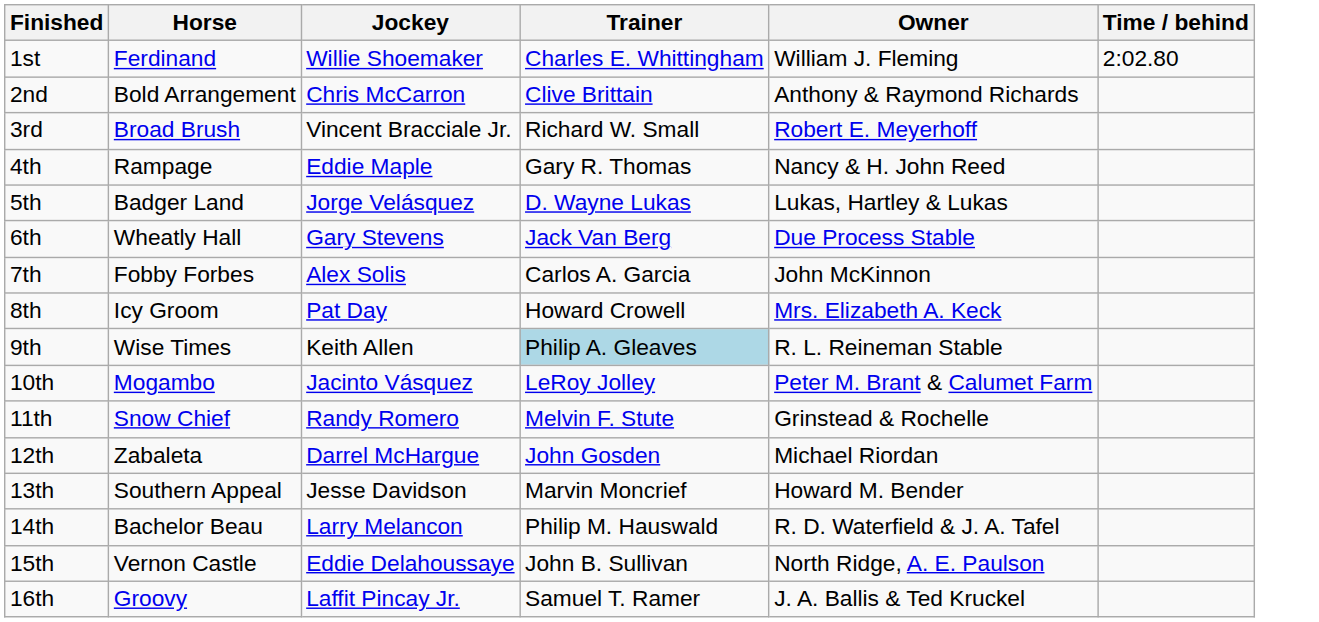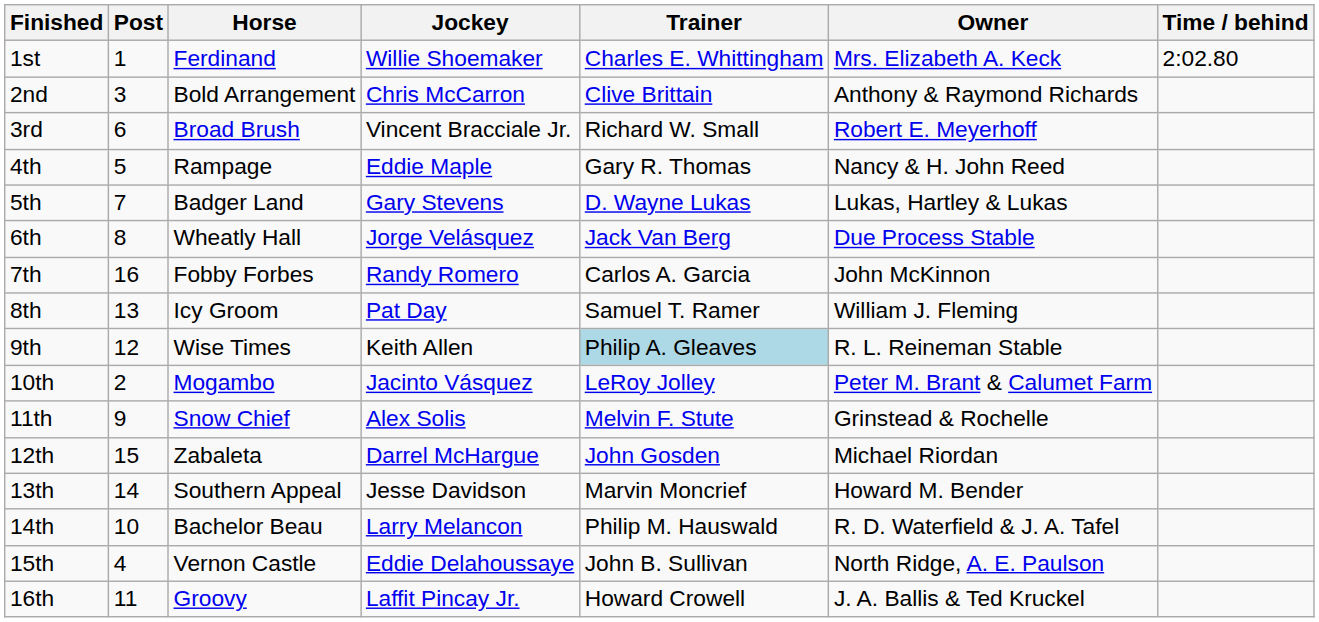+ column: (138, 22)
(866, 58) William J. Fleming -> (948, 58) Mrs. Elizabeth A. Keck
(390, 202) Jorge Velásquez -> (435, 202) Gary Stevens
(375, 238) Gary Stevens -> (450, 238) Jorge Velásquez
(356, 274) Alex Solis -> (442, 274) Randy Romero
(605, 310) Howard Crowell -> (672, 310) Samuel T. Ramer
(888, 310) Mrs. Elizabeth A. Keck -> (926, 310) William J. Fleming
(383, 418) Randy Romero -> (416, 418) Alex Solis
(613, 599) Samuel T. Ramer -> (665, 599) Howard Crowell
